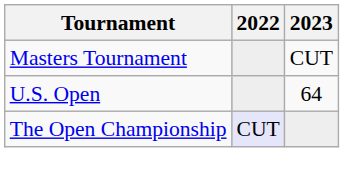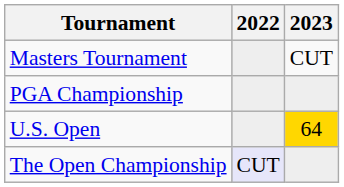+ row: (96, 93)
(311, 93) no background -> (311, 129) gold background
